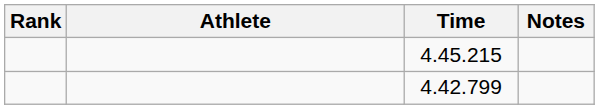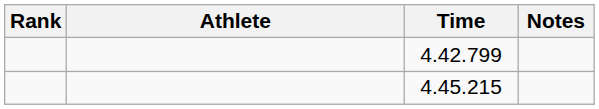rows swapped: (461, 87) <-> (461, 54)
